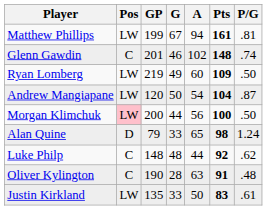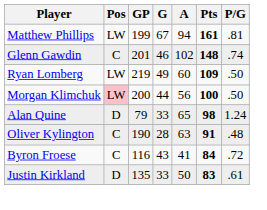- row: (60, 94)
- row: (35, 154)
+ row: (42, 154)
(129, 194) LW -> (116, 174) D
